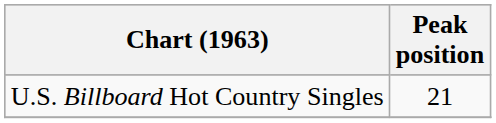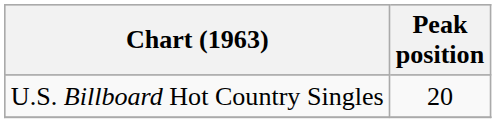(440, 95) 21 -> (440, 95) 20
